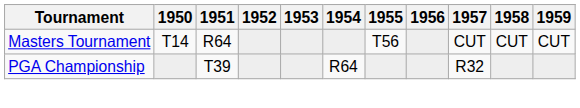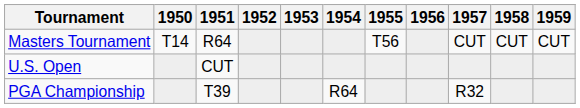+ row: (45, 67)
